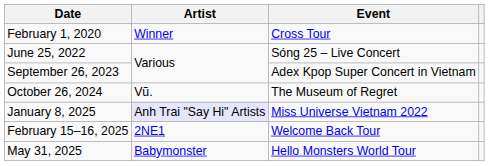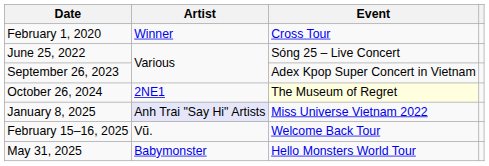(143, 92) Vũ. -> (150, 92) 2NE1
(334, 92) no background -> (334, 92) lightyellow background
(150, 131) 2NE1 -> (143, 131) Vũ.
